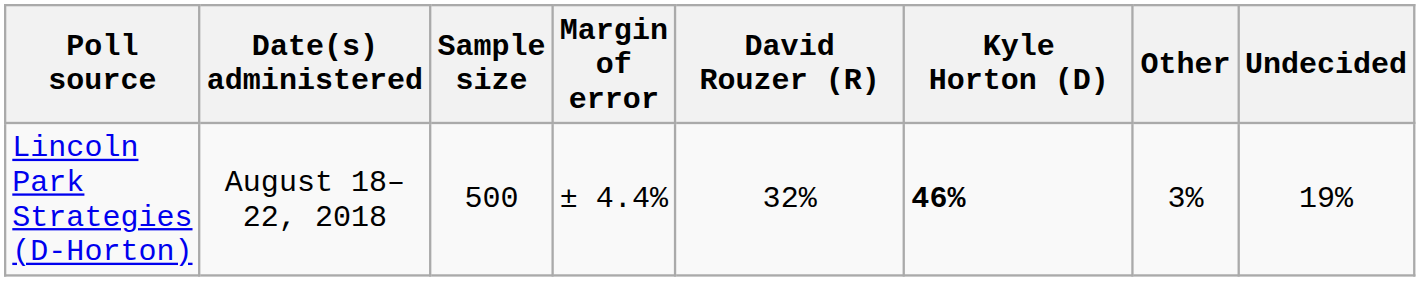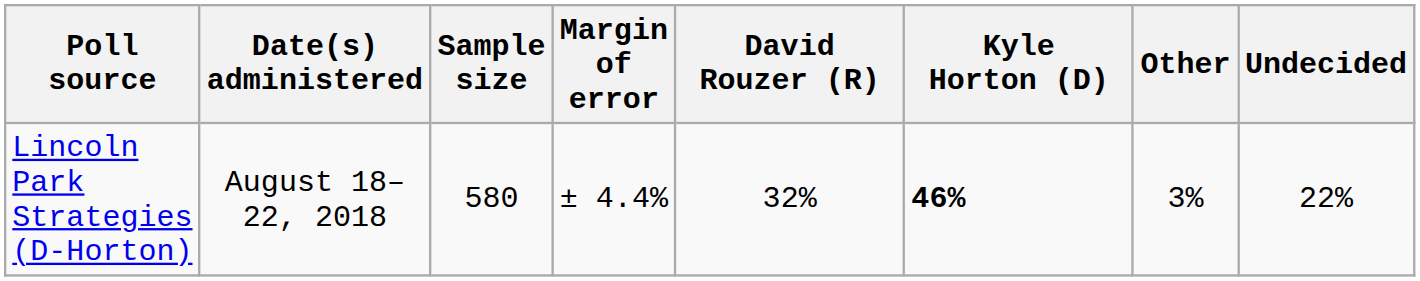(491, 200) 500 -> (491, 200) 580
(1326, 200) 19% -> (1326, 200) 22%
